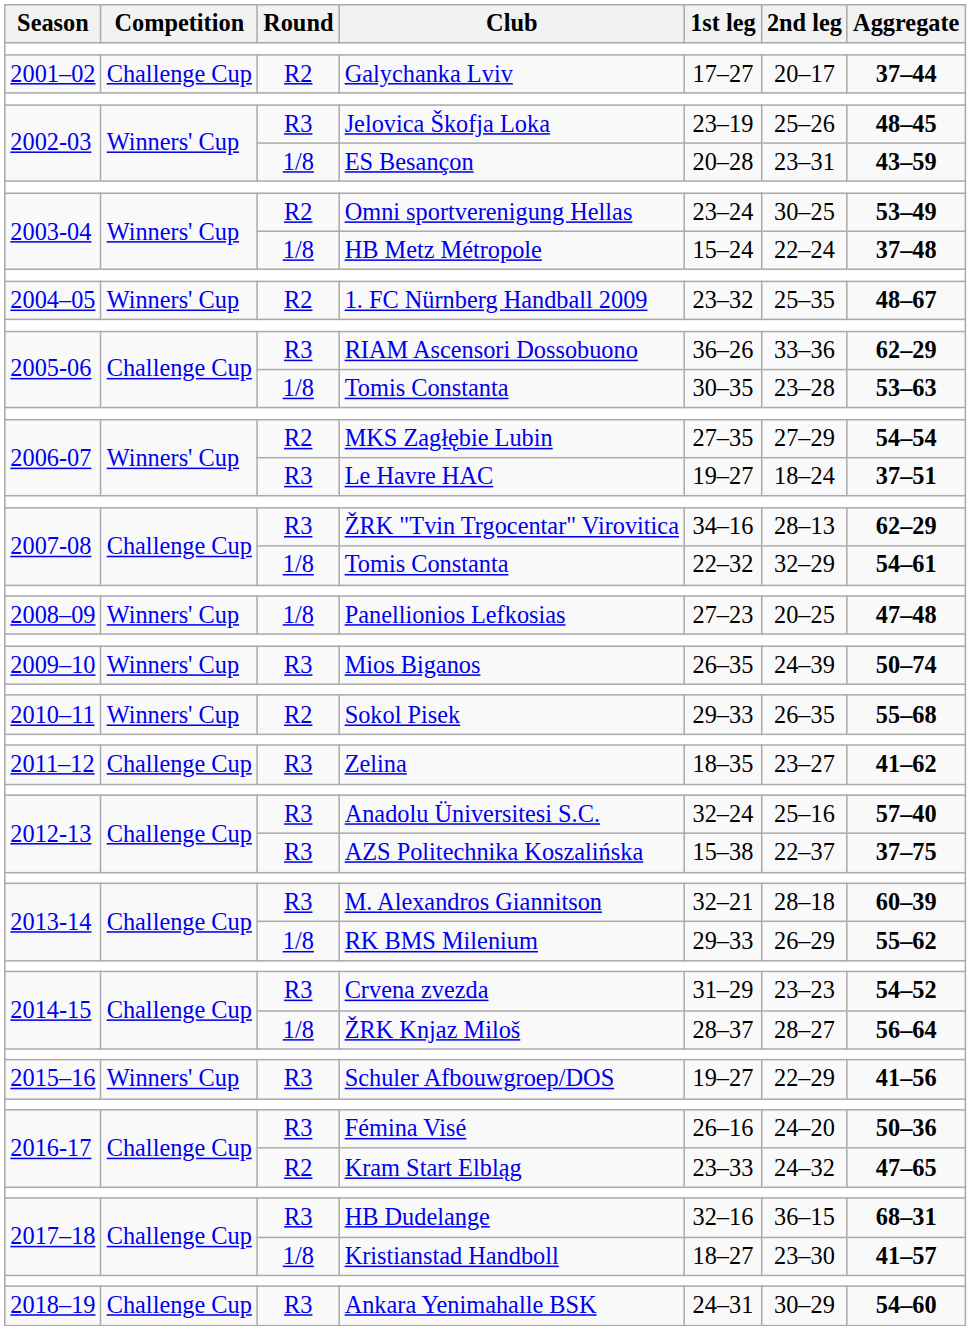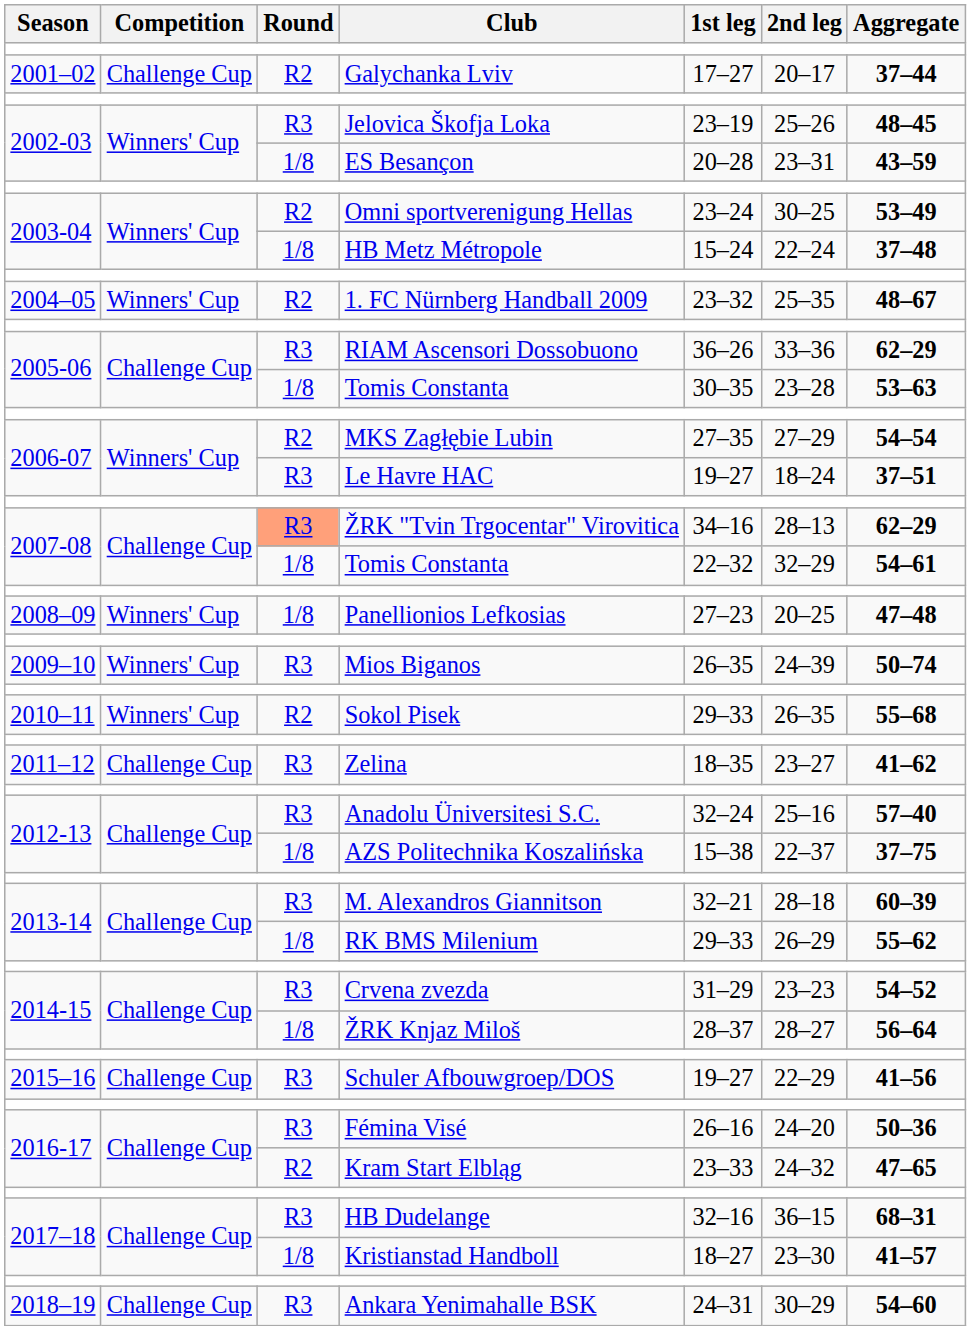(298, 526) no background -> (298, 526) lightsalmon background
(298, 852) R3 -> (298, 852) 1/8
(173, 1079) Winners' Cup -> (179, 1079) Challenge Cup
